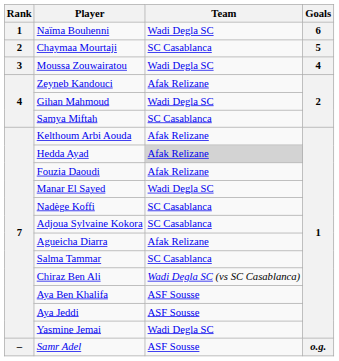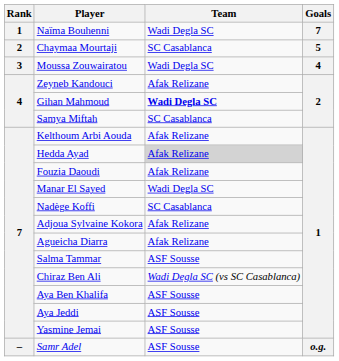(318, 31) 6 -> (318, 31) 7
(181, 101) normal -> (182, 101) bold
(180, 224) SC Casablanca -> (178, 224) Afak Relizane
(180, 259) SC Casablanca -> (174, 259) ASF Sousse
(181, 330) Wadi Degla SC -> (174, 330) ASF Sousse
